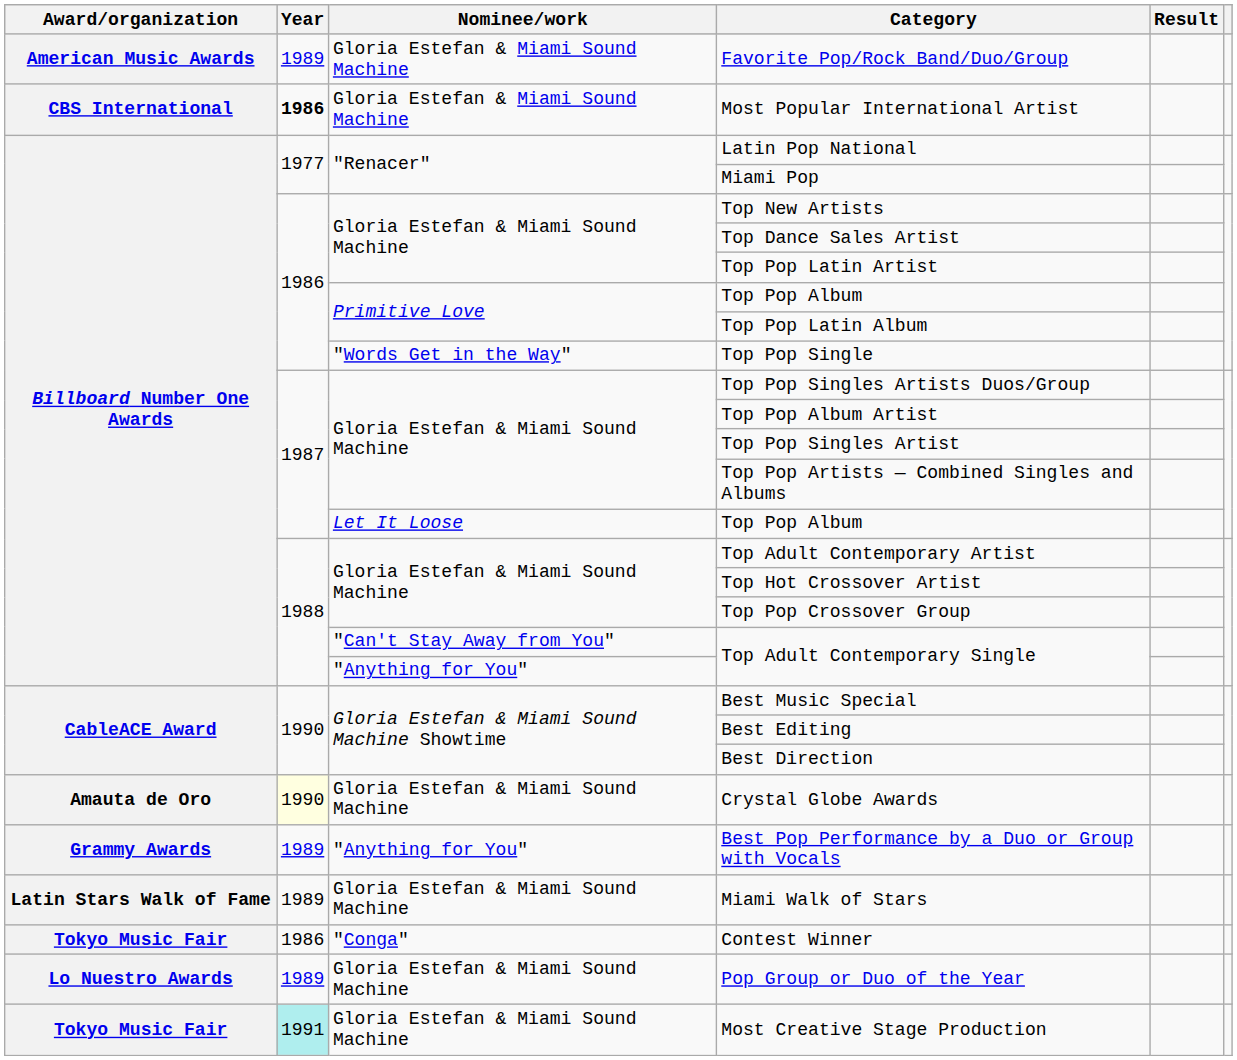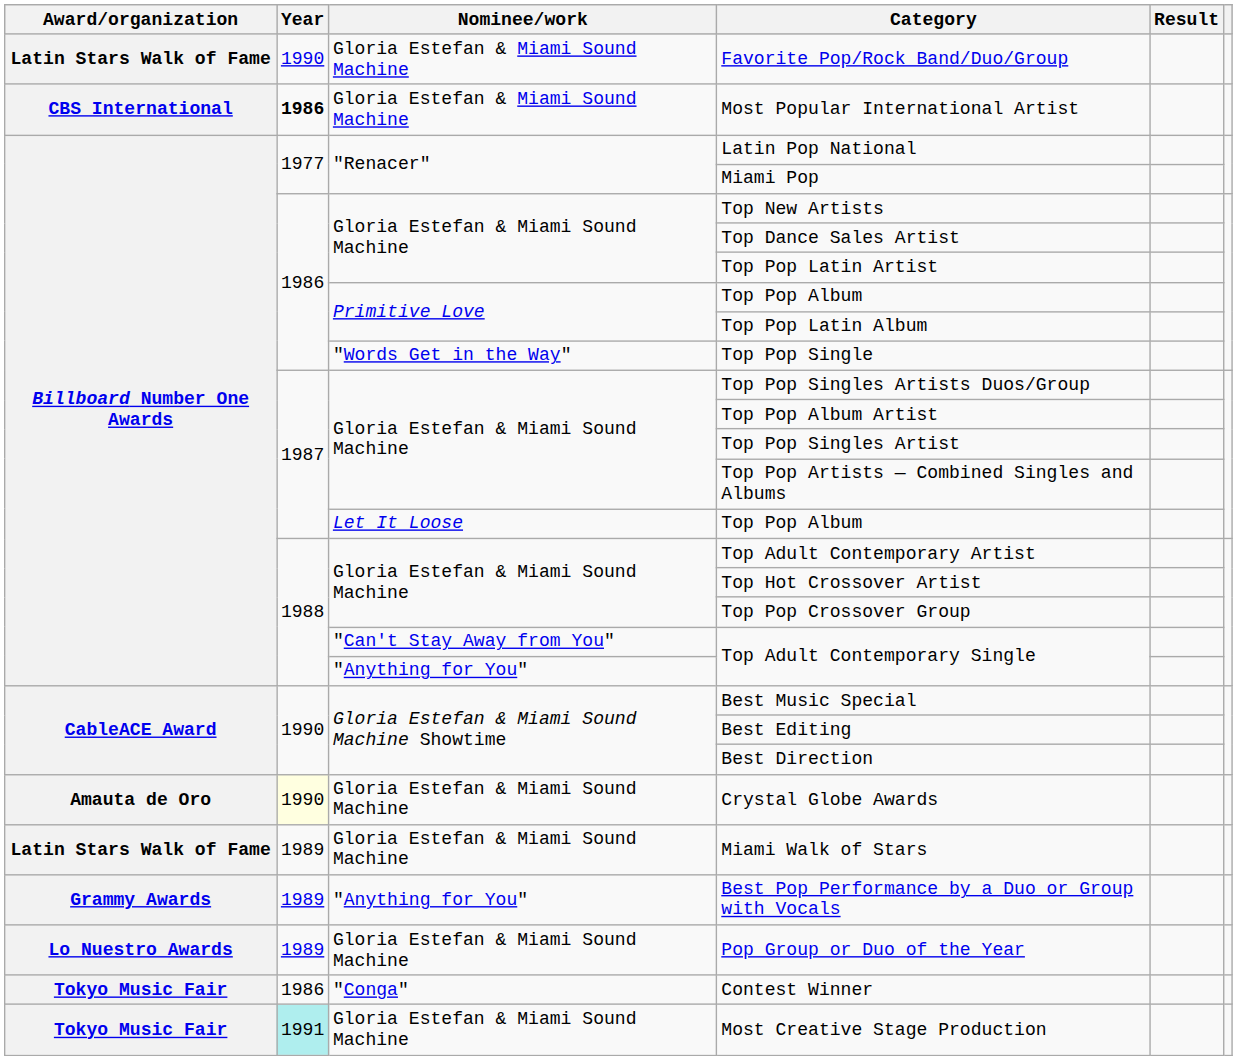(141, 59) American Music Awards -> (141, 59) Latin Stars Walk of Fame
(303, 59) 1989 -> (303, 59) 1990
rows swapped: (431, 850) <-> (485, 900)
rows swapped: (485, 980) <-> (371, 940)
